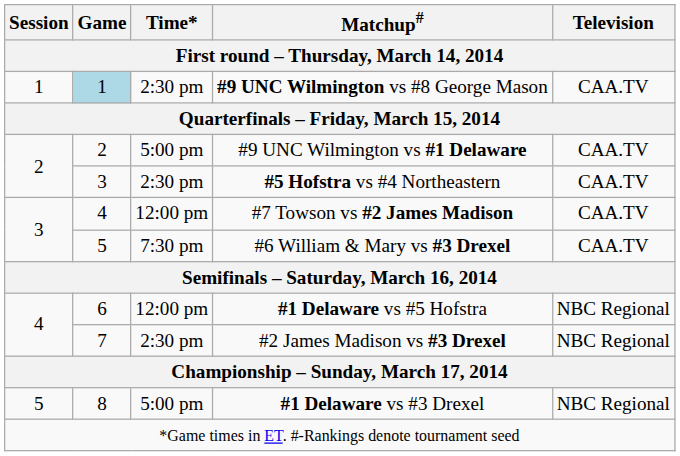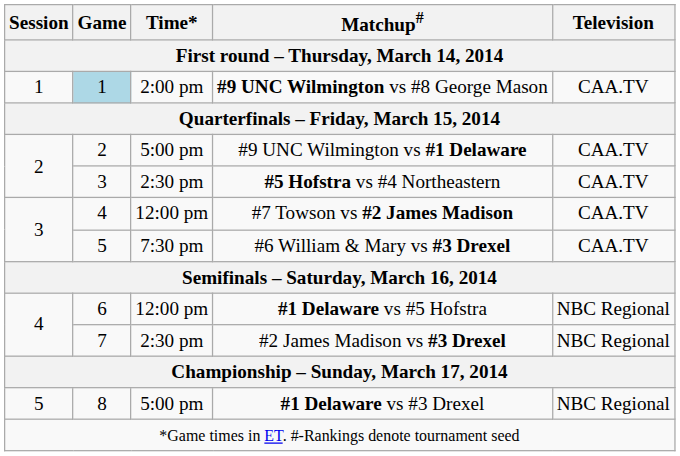(172, 87) 2:30 pm -> (172, 87) 2:00 pm
